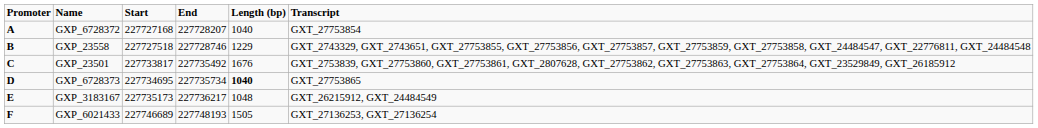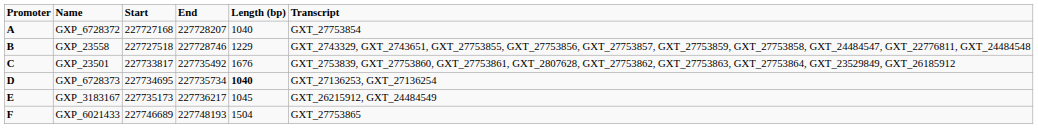(326, 81) GXT_27753865 -> (364, 81) GXT_27136253, GXT_27136254
(242, 98) 1048 -> (242, 98) 1045
(242, 115) 1505 -> (242, 115) 1504
(364, 115) GXT_27136253, GXT_27136254 -> (326, 115) GXT_27753865
